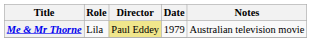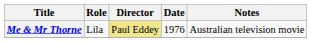(174, 29) 1979 -> (174, 29) 1976
